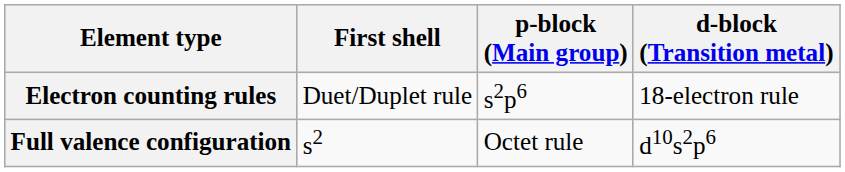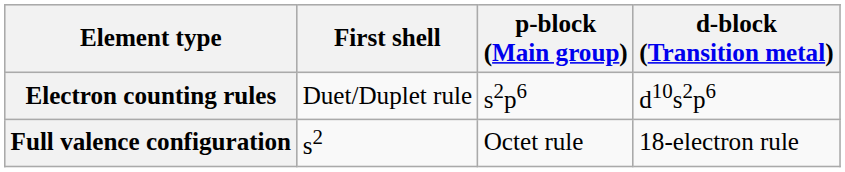(719, 95) 18-electron rule -> (678, 95) d10s2p6
(678, 142) d10s2p6 -> (719, 142) 18-electron rule
